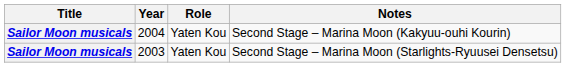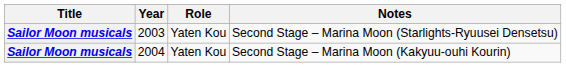rows swapped: (395, 52) <-> (371, 33)
